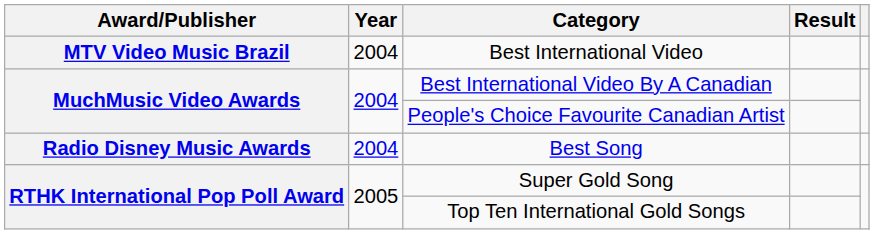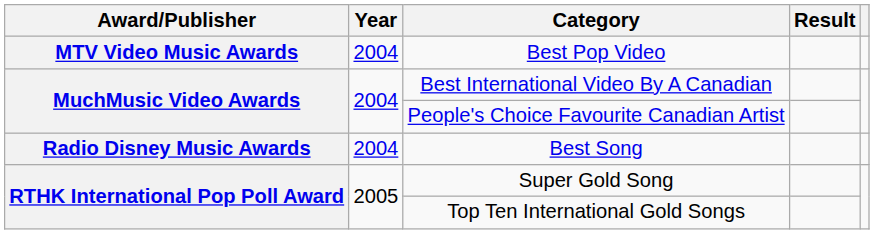+ row: (596, 52)
- row: (596, 52)
